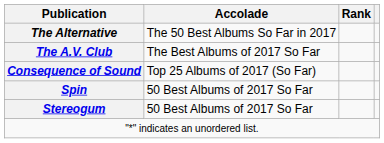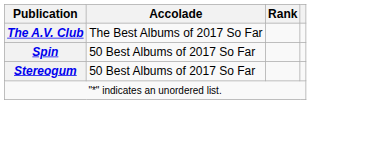- row: (74, 33)
- row: (74, 71)
